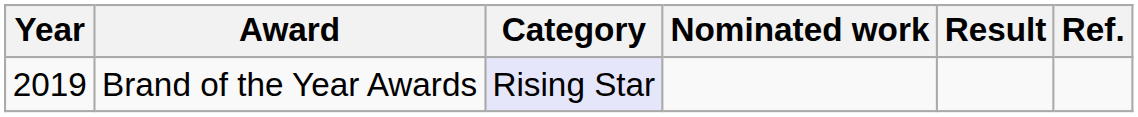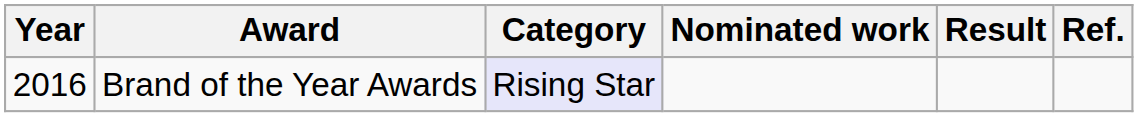(50, 83) 2019 -> (50, 83) 2016
